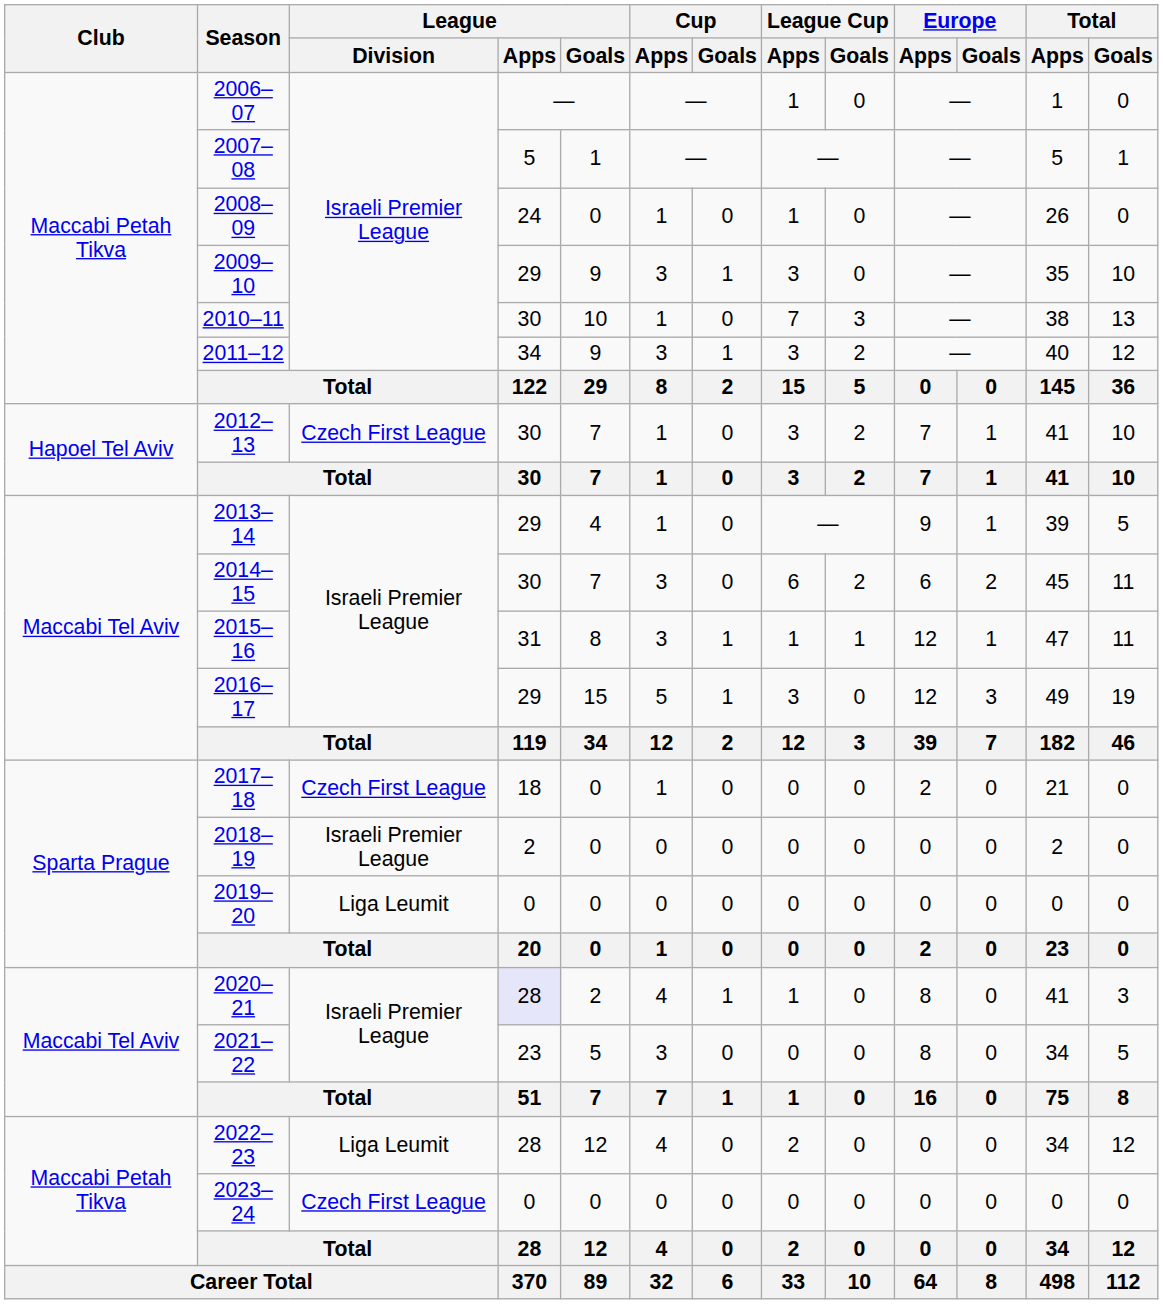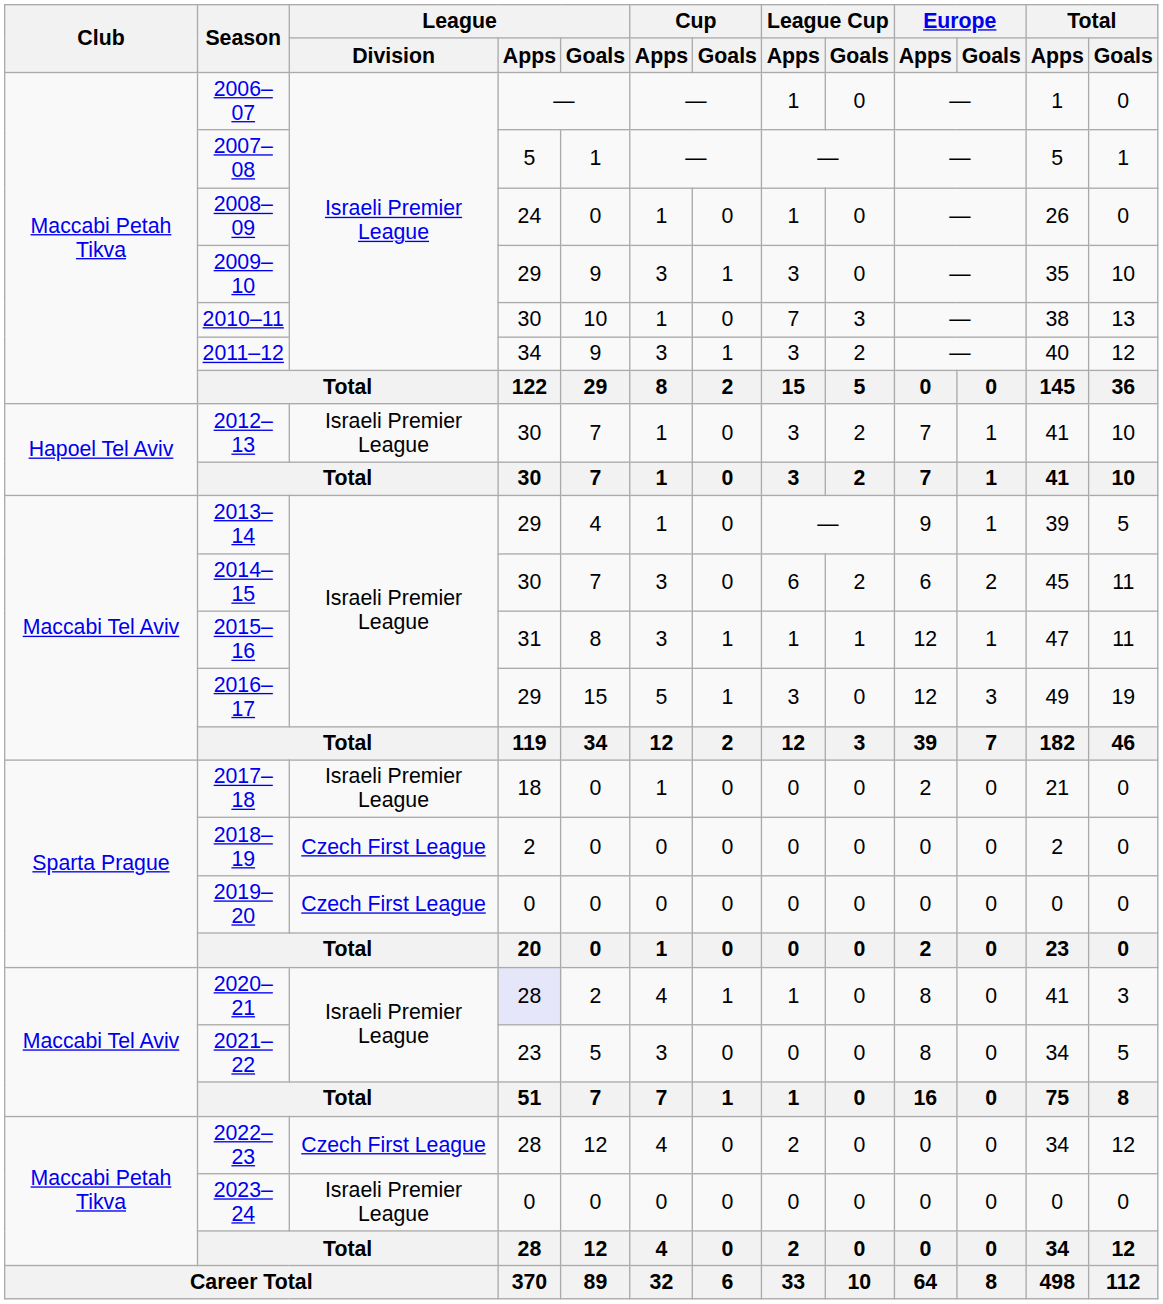(394, 432) Czech First League -> (394, 432) Israeli Premier League
(394, 788) Czech First League -> (394, 788) Israeli Premier League
(394, 846) Israeli Premier League -> (394, 846) Czech First League
(394, 904) Liga Leumit -> (394, 904) Czech First League
(394, 1144) Liga Leumit -> (394, 1144) Czech First League
(394, 1202) Czech First League -> (394, 1202) Israeli Premier League
